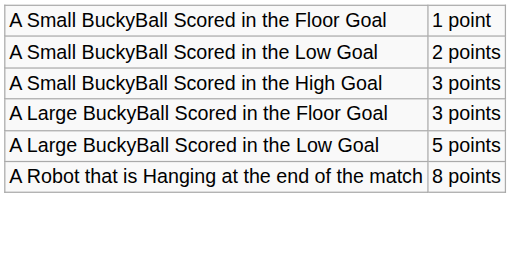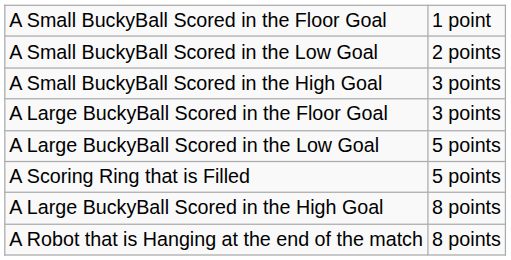+ row: (130, 176)
+ row: (196, 208)
